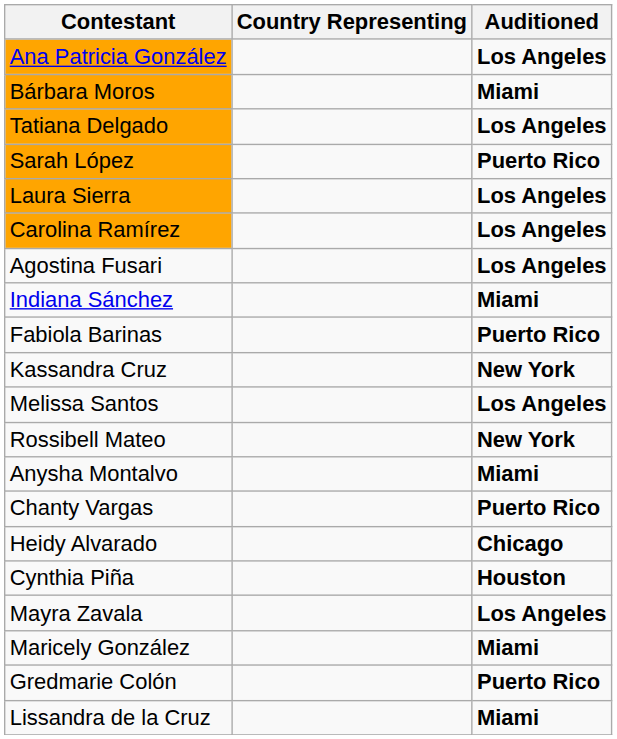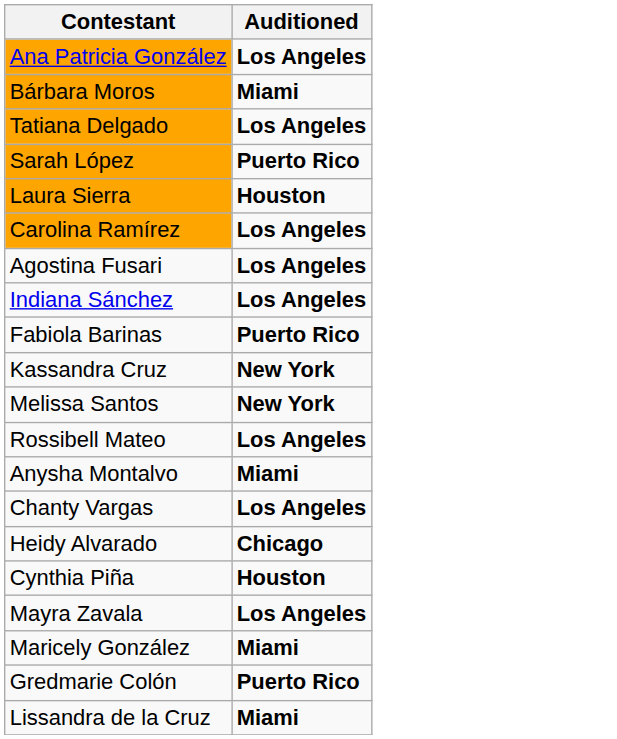- column: (352, 21)
(542, 195) Los Angeles -> (281, 195) Houston
(508, 299) Miami -> (301, 299) Los Angeles
(542, 404) Los Angeles -> (286, 404) New York
(526, 439) New York -> (301, 439) Los Angeles
(539, 508) Puerto Rico -> (301, 508) Los Angeles
